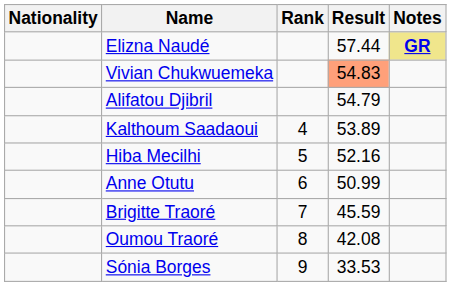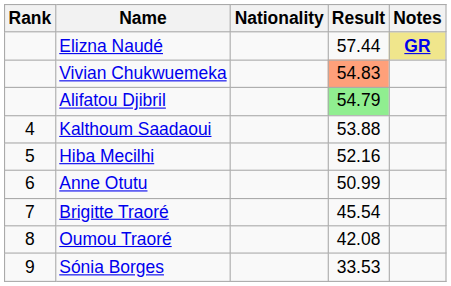columns swapped: (303, 18) <-> (53, 18)
(359, 101) no background -> (359, 101) lightgreen background
(359, 128) 53.89 -> (359, 128) 53.88
(359, 211) 45.59 -> (359, 211) 45.54
